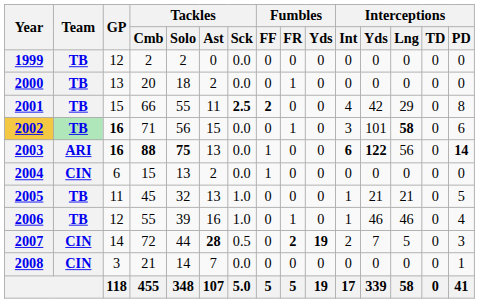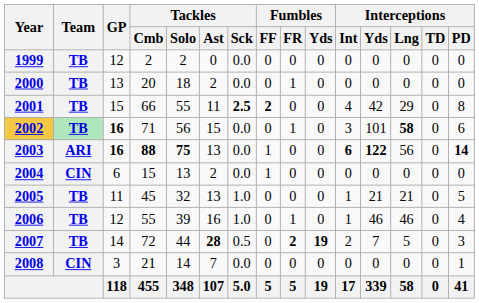(78, 241) CIN -> (78, 241) TB
